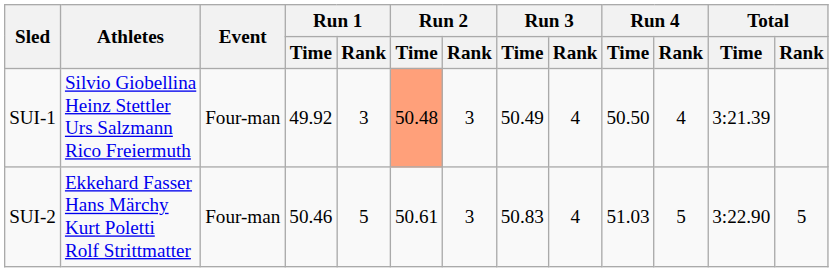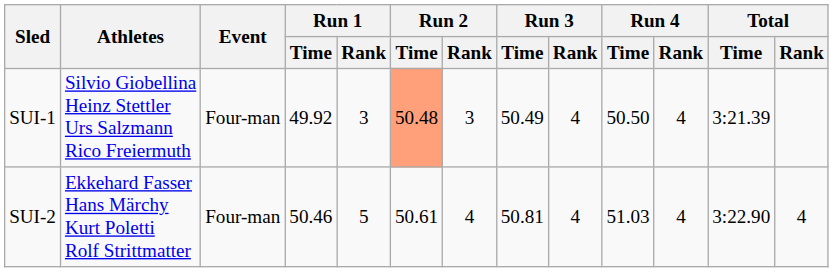(469, 217) 3 -> (469, 217) 4
(522, 217) 50.83 -> (522, 217) 50.81
(681, 217) 5 -> (681, 217) 4
(802, 217) 5 -> (802, 217) 4
